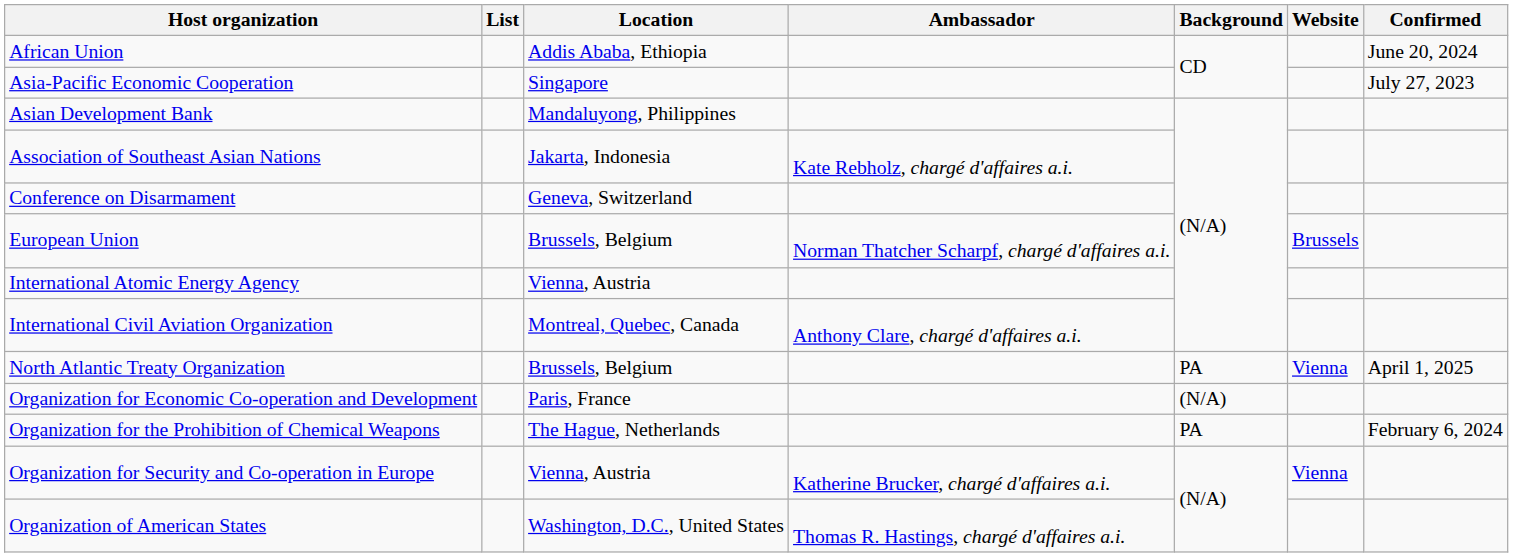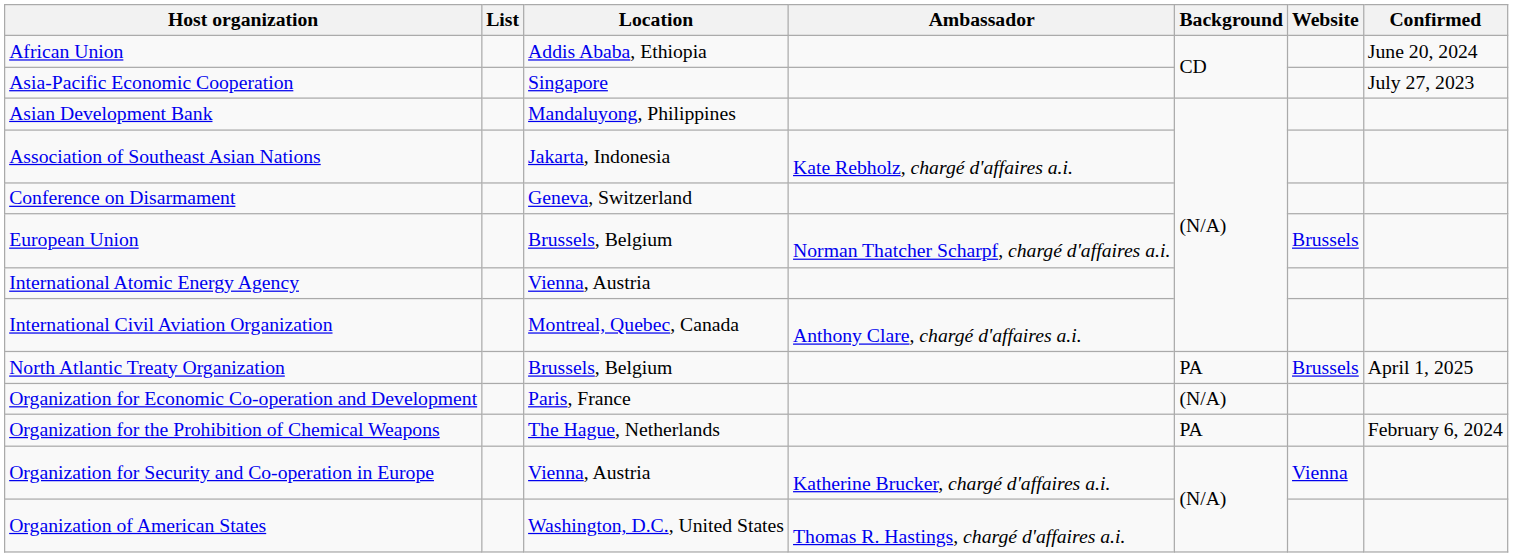(1320, 367) Vienna -> (1325, 367) Brussels
